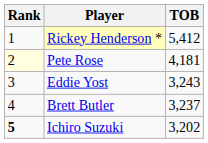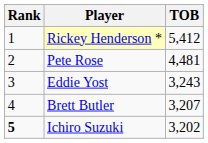(11, 60) lightyellow background -> (11, 60) no background
(184, 60) 4,181 -> (184, 60) 4,481
(184, 105) 3,237 -> (184, 105) 3,207
